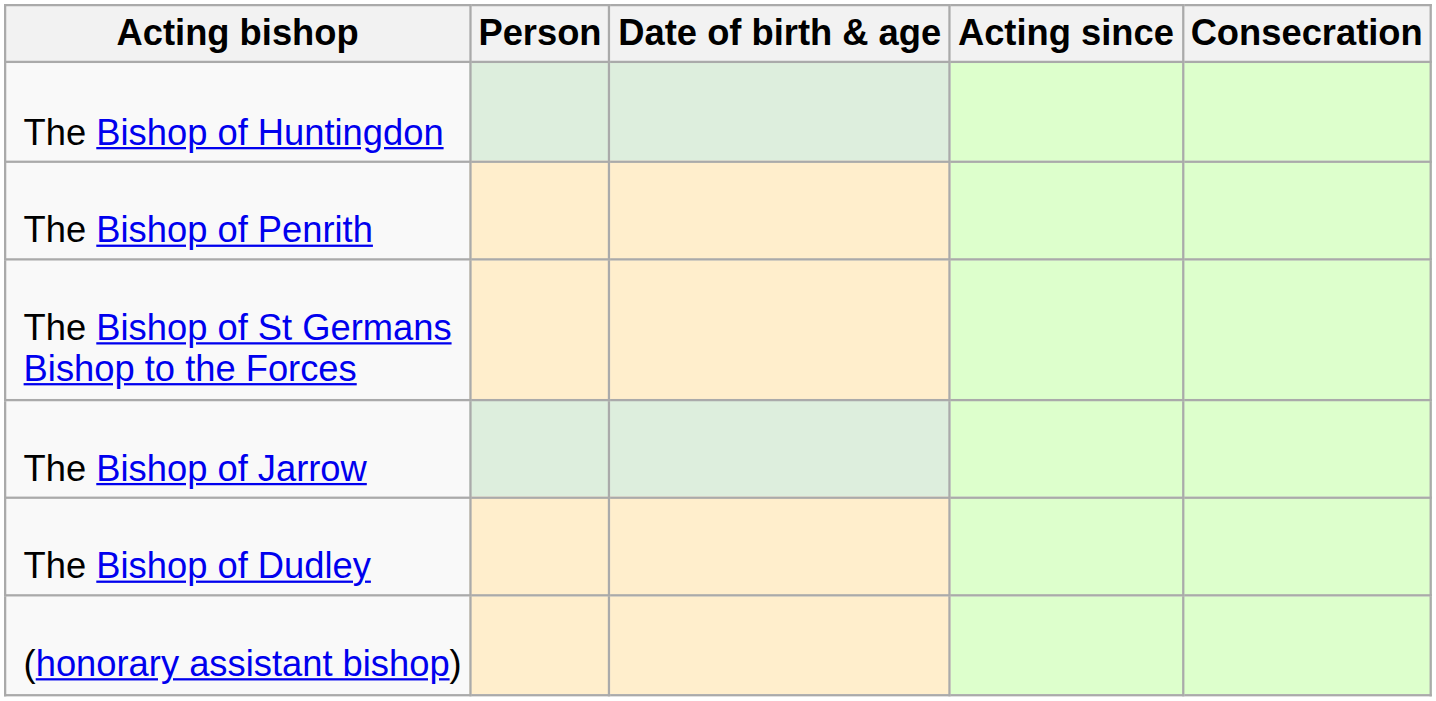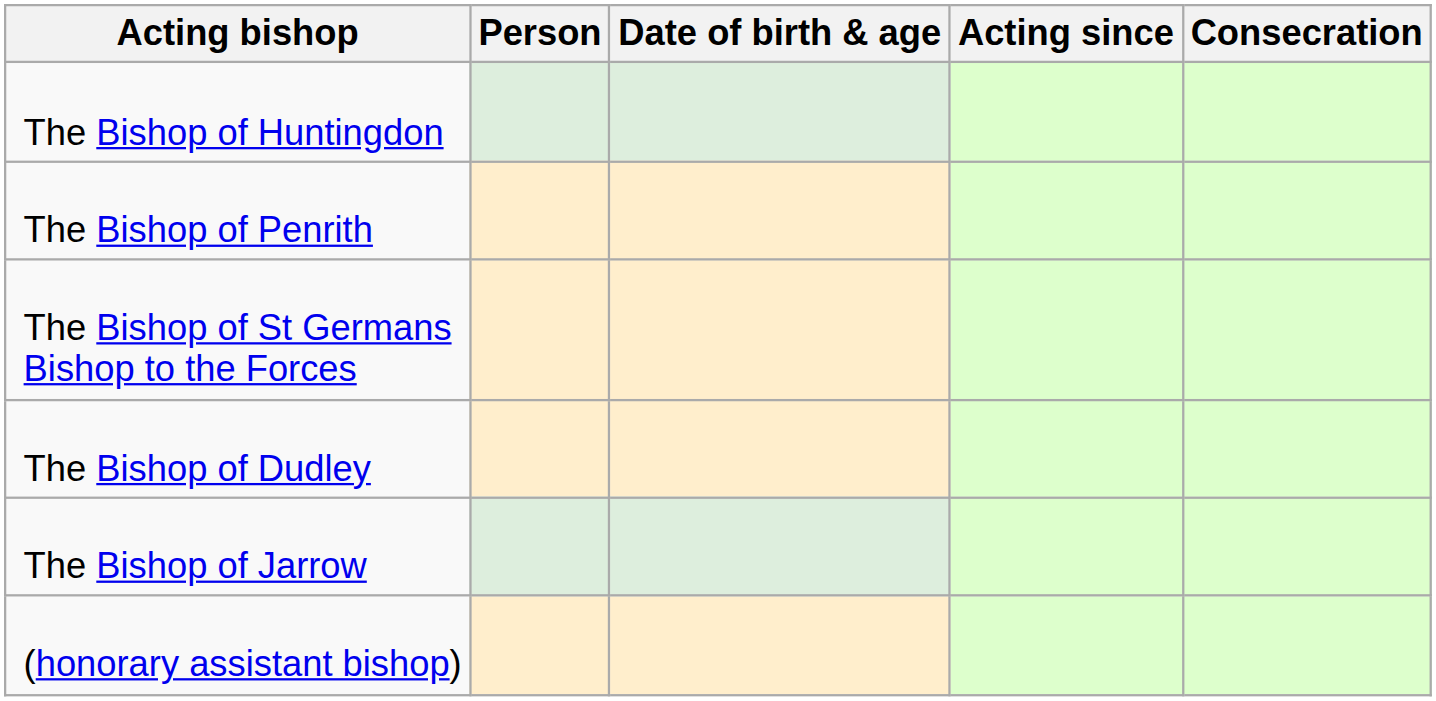rows swapped: (190, 468) <-> (192, 566)
